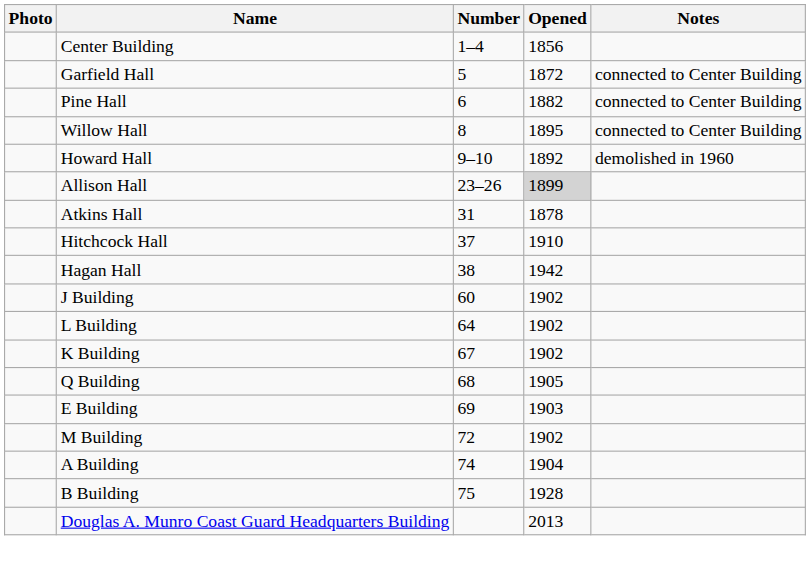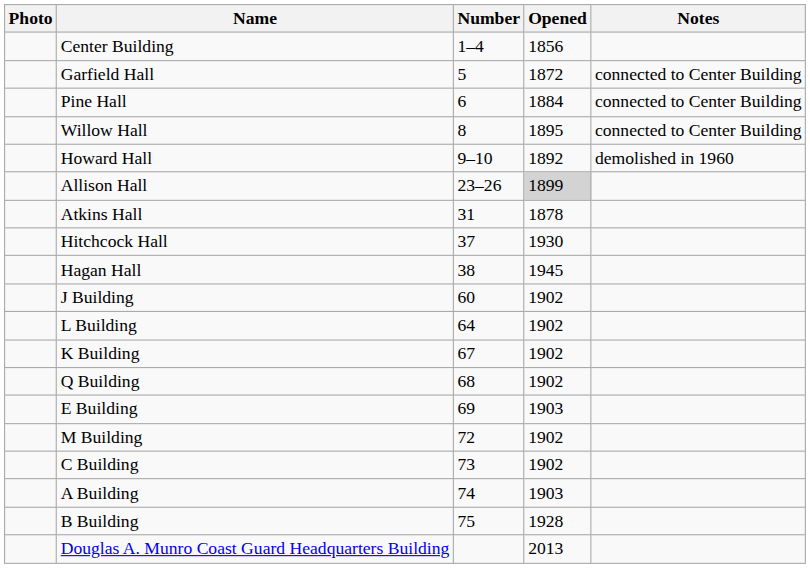(546, 102) 1882 -> (546, 102) 1884
(546, 241) 1910 -> (546, 241) 1930
(546, 269) 1942 -> (546, 269) 1945
(546, 381) 1905 -> (546, 381) 1902
+ row: (100, 465)
(546, 465) 1904 -> (546, 492) 1903
